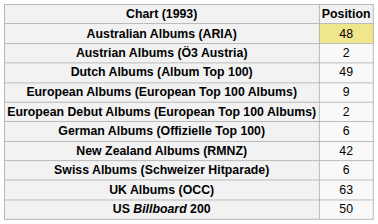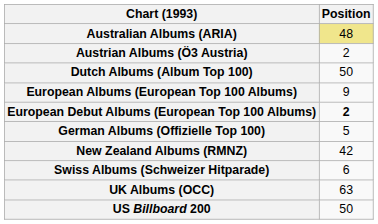(346, 72) 49 -> (346, 72) 50
(346, 111) normal -> (346, 111) bold
(346, 131) 6 -> (346, 131) 5
